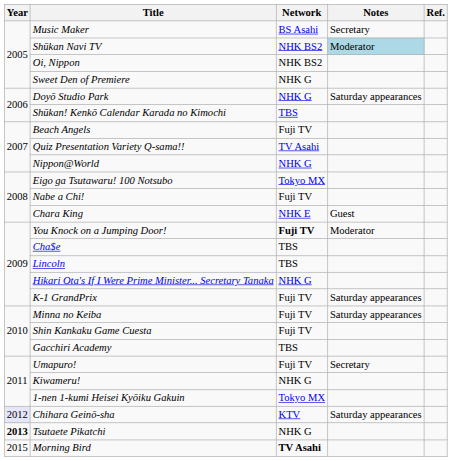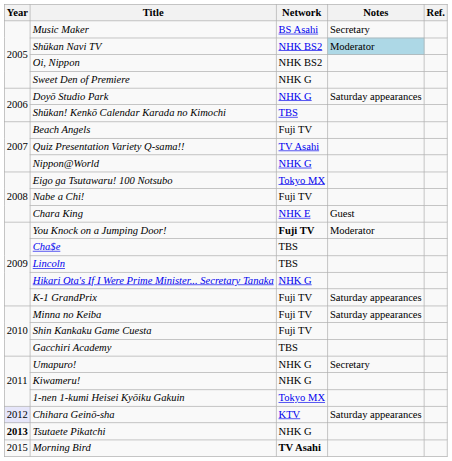(295, 364) Fuji TV -> (295, 364) NHK G
